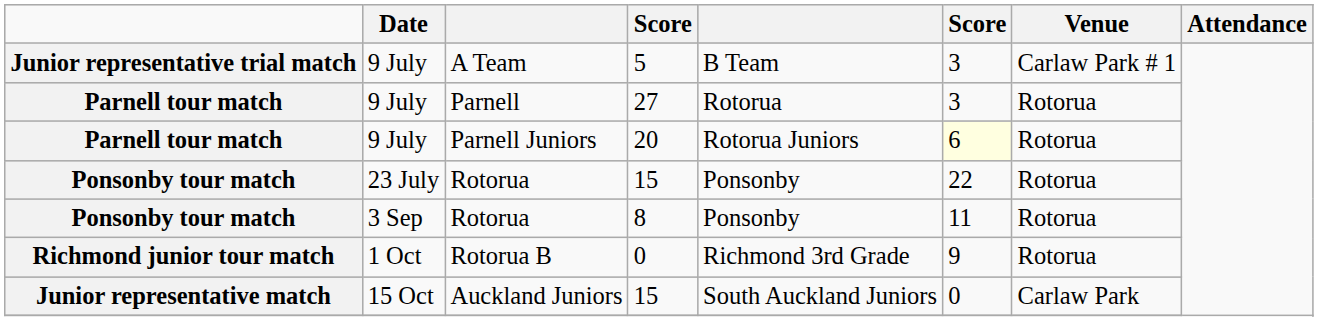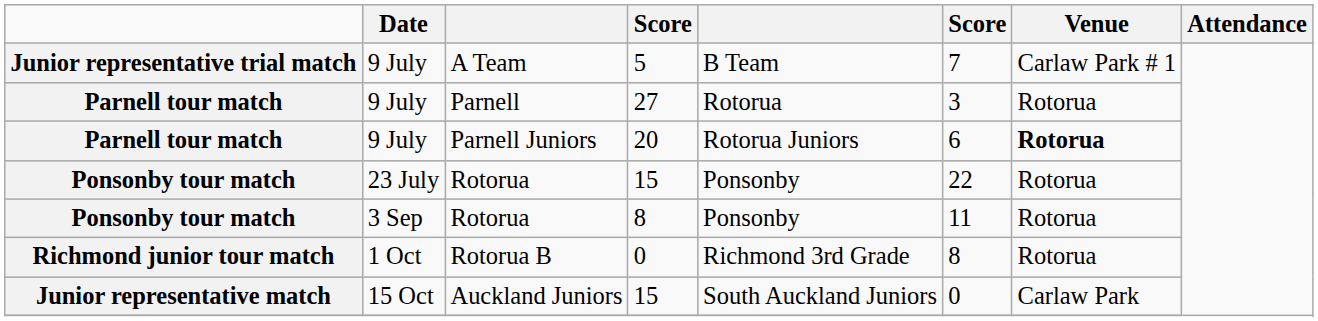(954, 62) 3 -> (954, 62) 7
(954, 140) lightyellow background -> (954, 140) no background
(1057, 140) normal -> (1061, 140) bold
(954, 256) 9 -> (954, 256) 8
